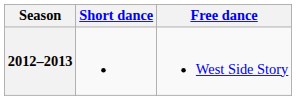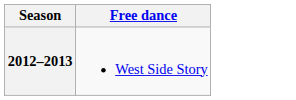- column: (116, 15)
